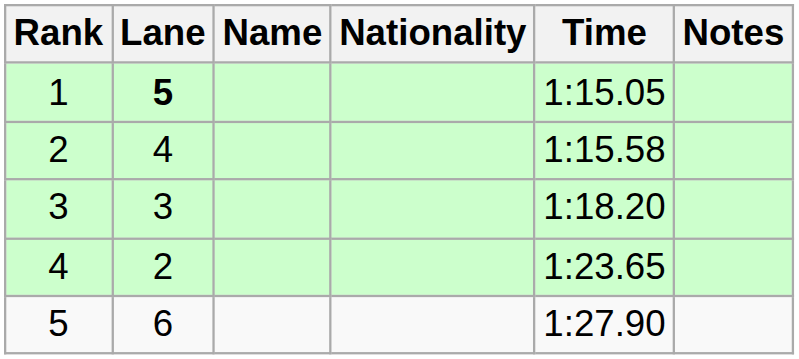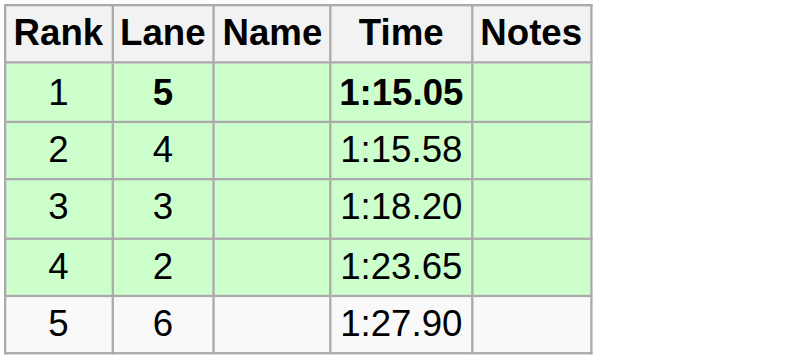- column: (433, 33)
(604, 91) normal -> (401, 91) bold
